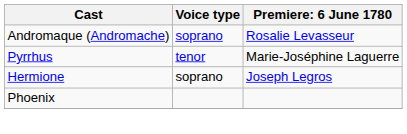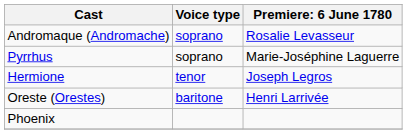(190, 56) tenor -> (199, 56) soprano
(199, 77) soprano -> (190, 77) tenor
+ row: (56, 98)
